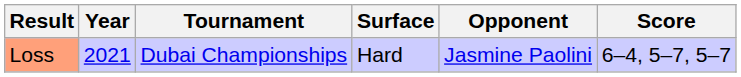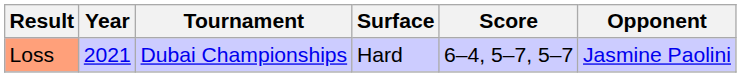columns swapped: (518, 21) <-> (666, 21)
